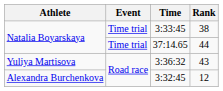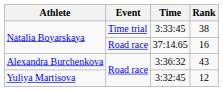(128, 45) Time trial -> (128, 45) Road race
(204, 45) 44 -> (204, 45) 16
(41, 62) Yuliya Martisova -> (55, 62) Alexandra Burchenkova
(55, 78) Alexandra Burchenkova -> (41, 78) Yuliya Martisova
